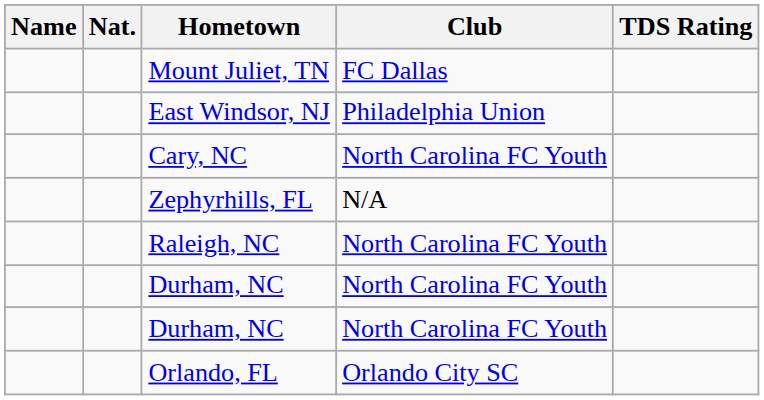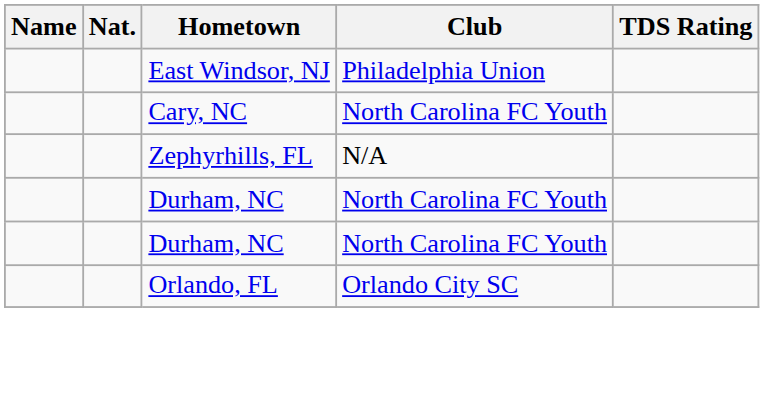- row: (239, 69)
- row: (214, 242)
